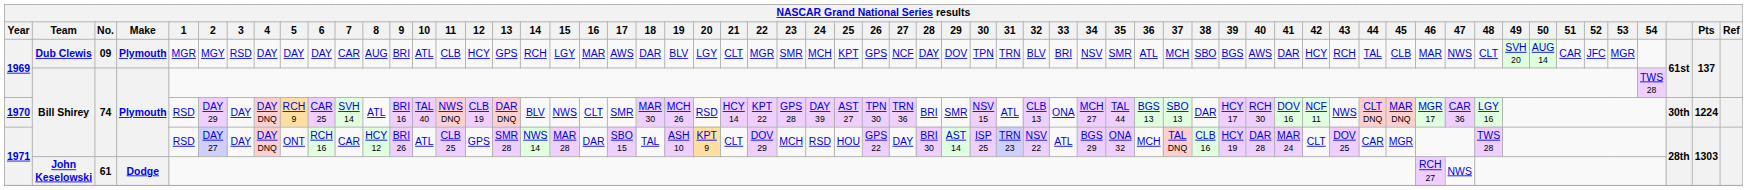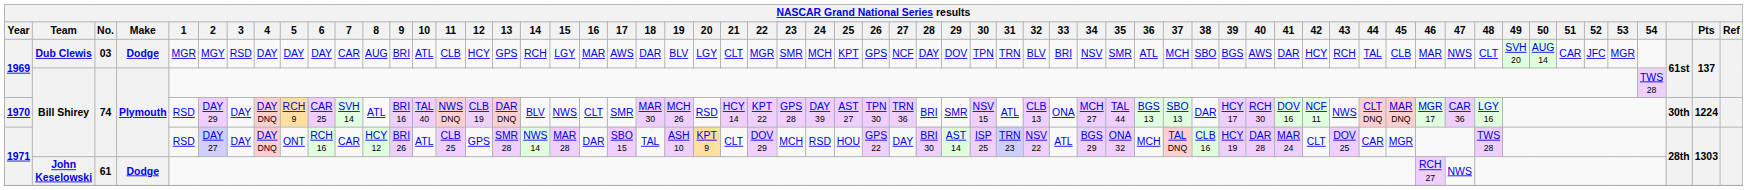(106, 54) 09 -> (106, 54) 03
(143, 54) Plymouth -> (143, 54) Dodge
